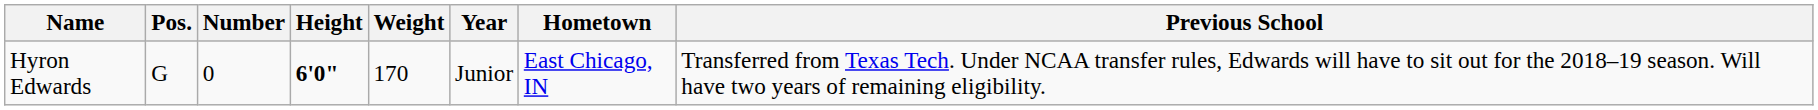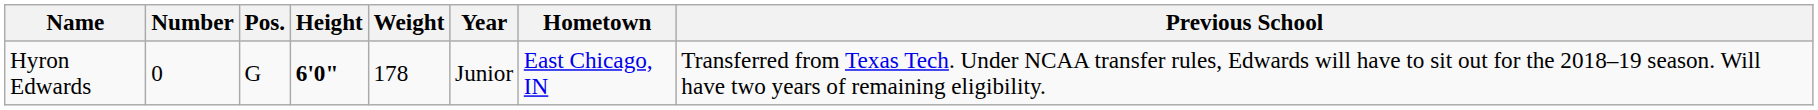columns swapped: (244, 22) <-> (172, 22)
(391, 72) 170 -> (391, 72) 178
